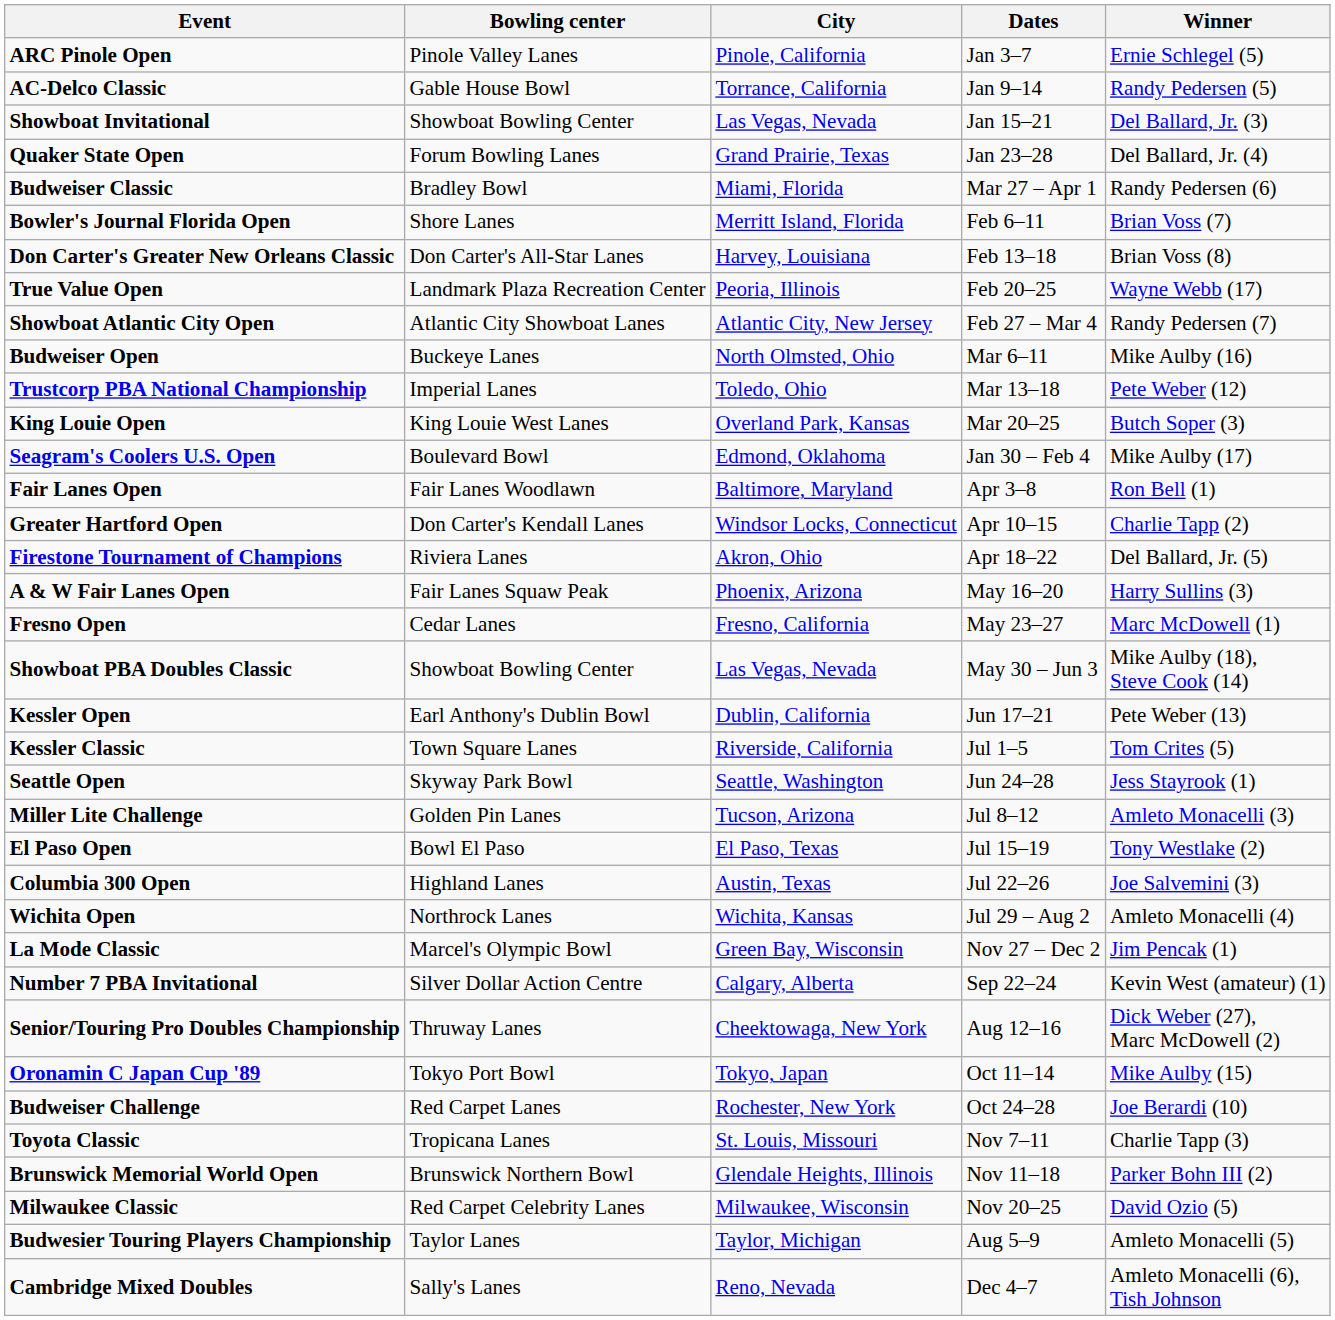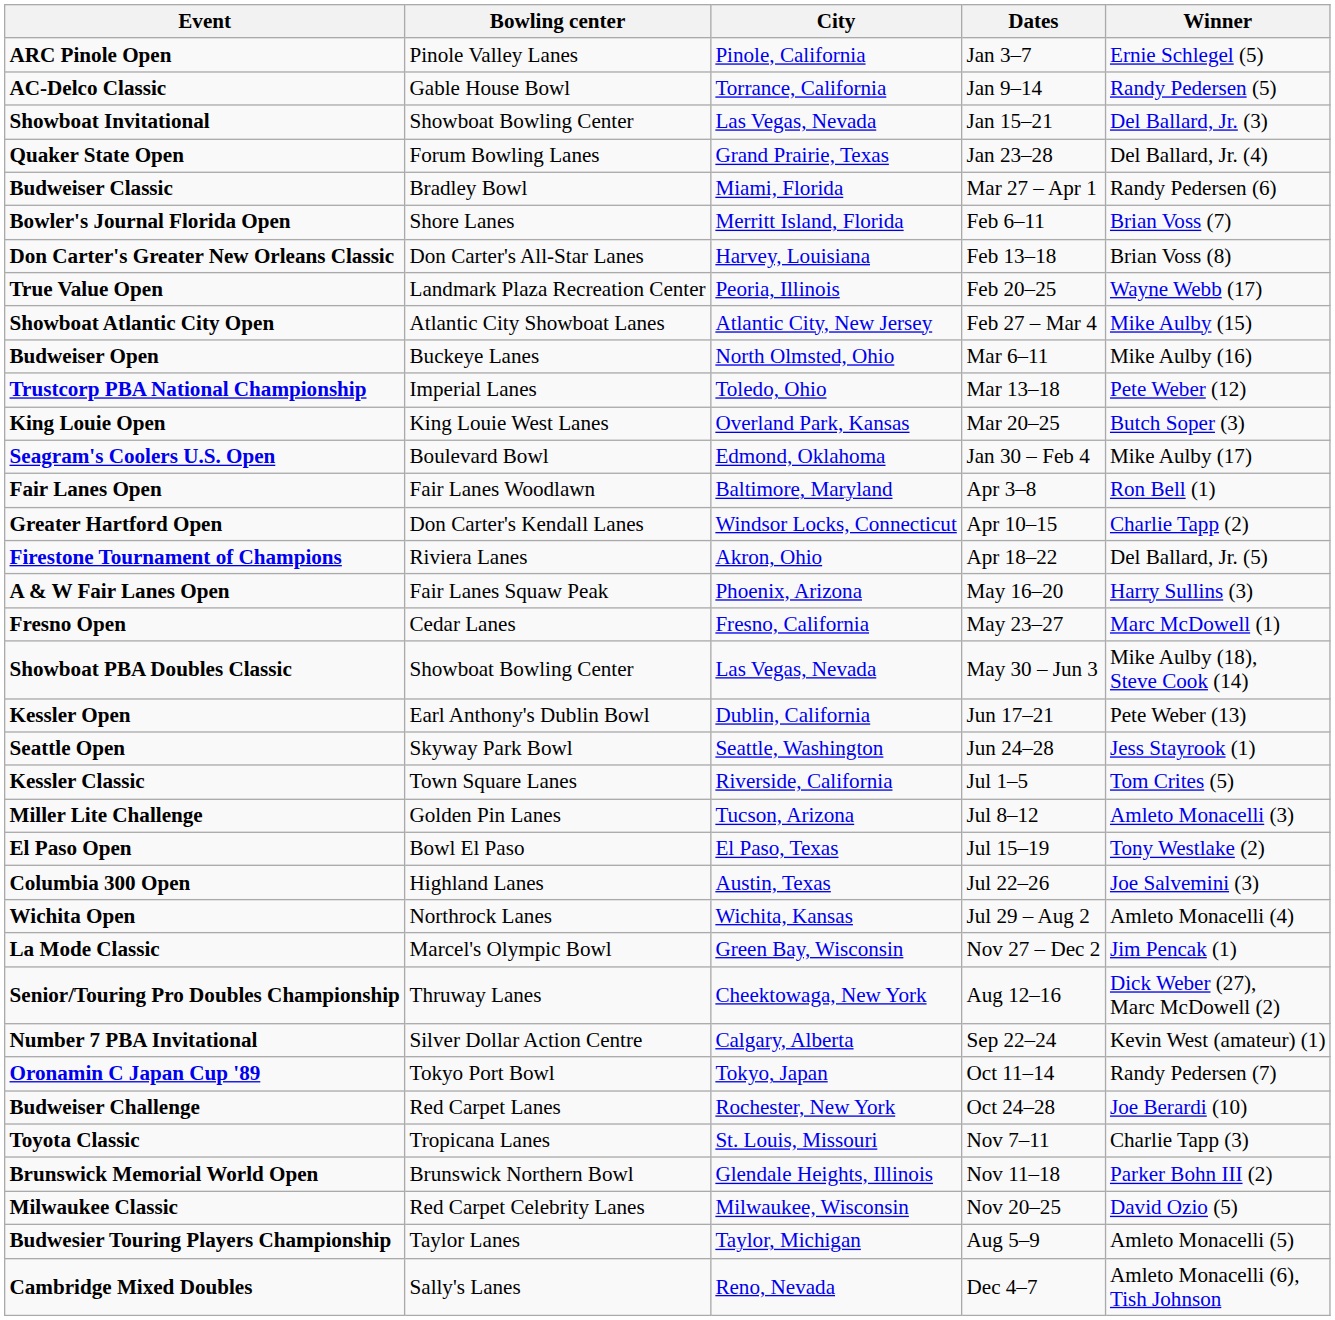(1193, 322) Randy Pedersen (7) -> (1181, 322) Mike Aulby (15)
rows swapped: (67, 781) <-> (77, 748)
rows swapped: (205, 1028) <-> (133, 982)
(1181, 1073) Mike Aulby (15) -> (1193, 1073) Randy Pedersen (7)
